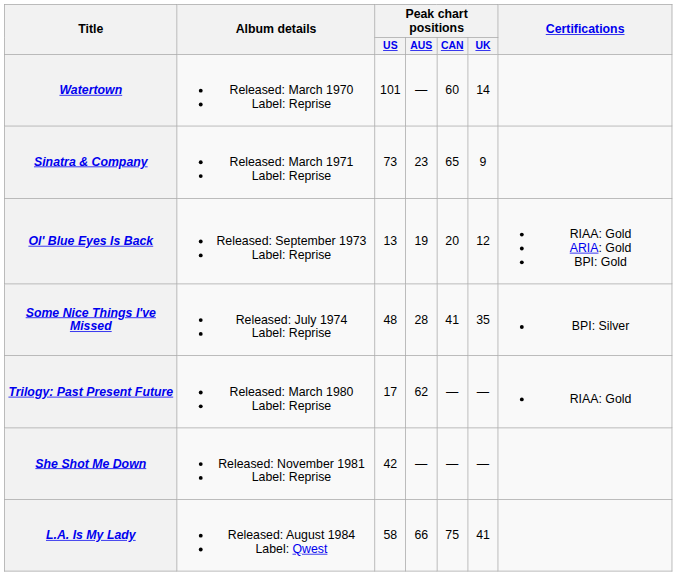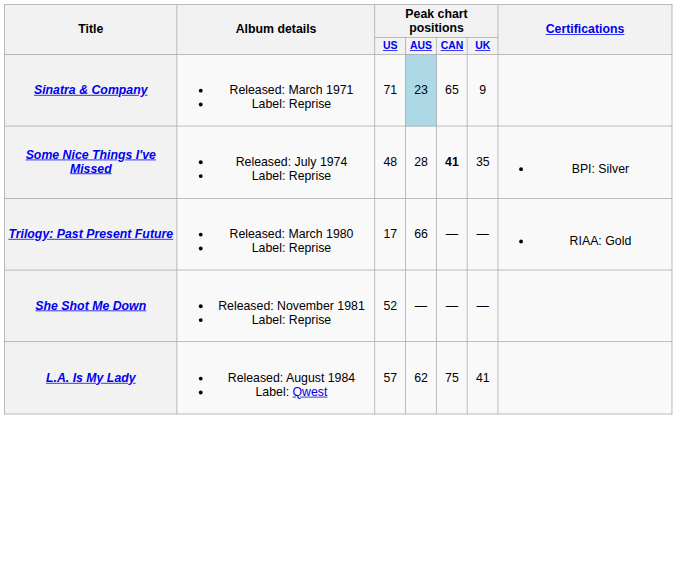- row: (91, 90)
(390, 162) 73 -> (390, 90) 71
(421, 162) no background -> (421, 90) lightblue background
- row: (91, 241)
(452, 319) normal -> (452, 162) bold
(421, 391) 62 -> (421, 234) 66
(390, 463) 42 -> (390, 306) 52
(390, 535) 58 -> (390, 377) 57
(421, 535) 66 -> (421, 377) 62
